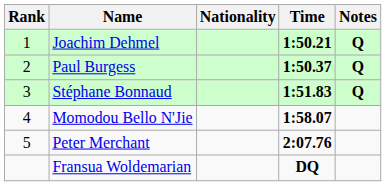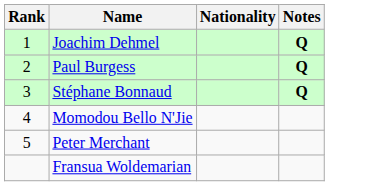- column: (307, 17)
